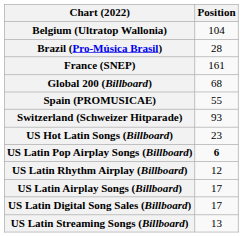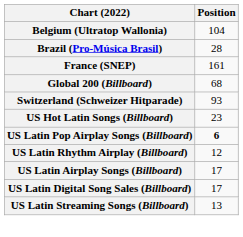- row: (100, 100)
